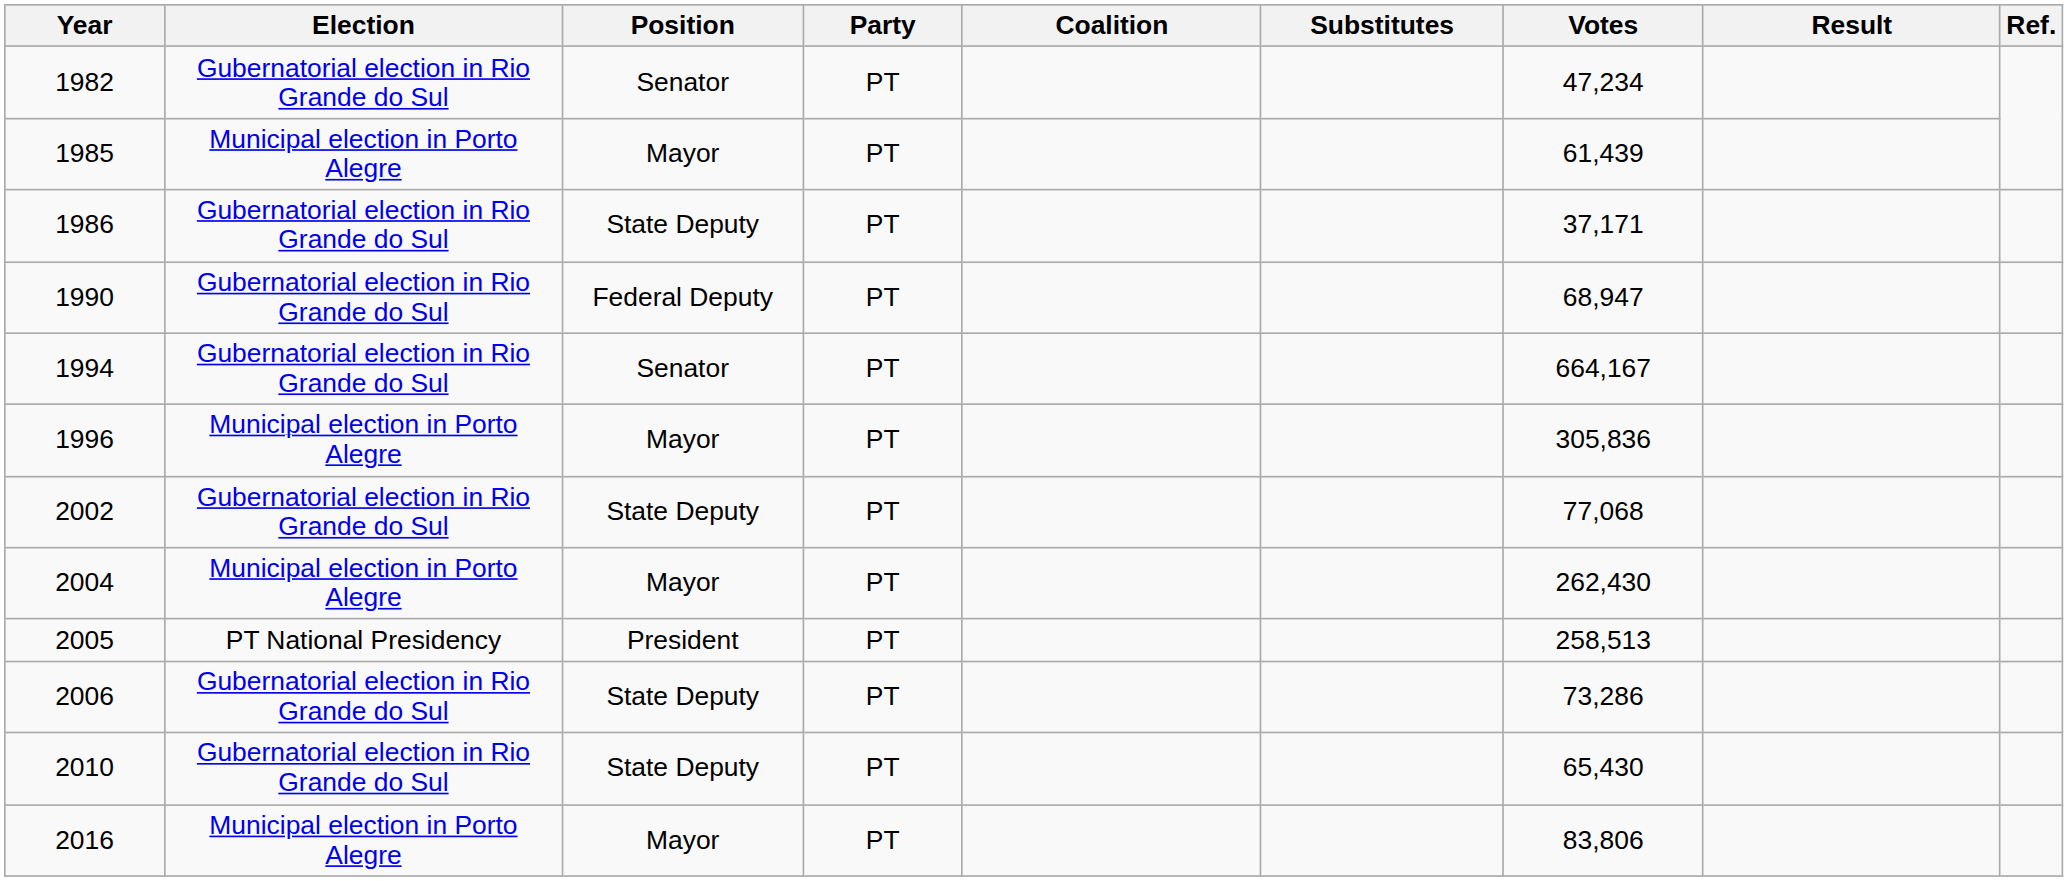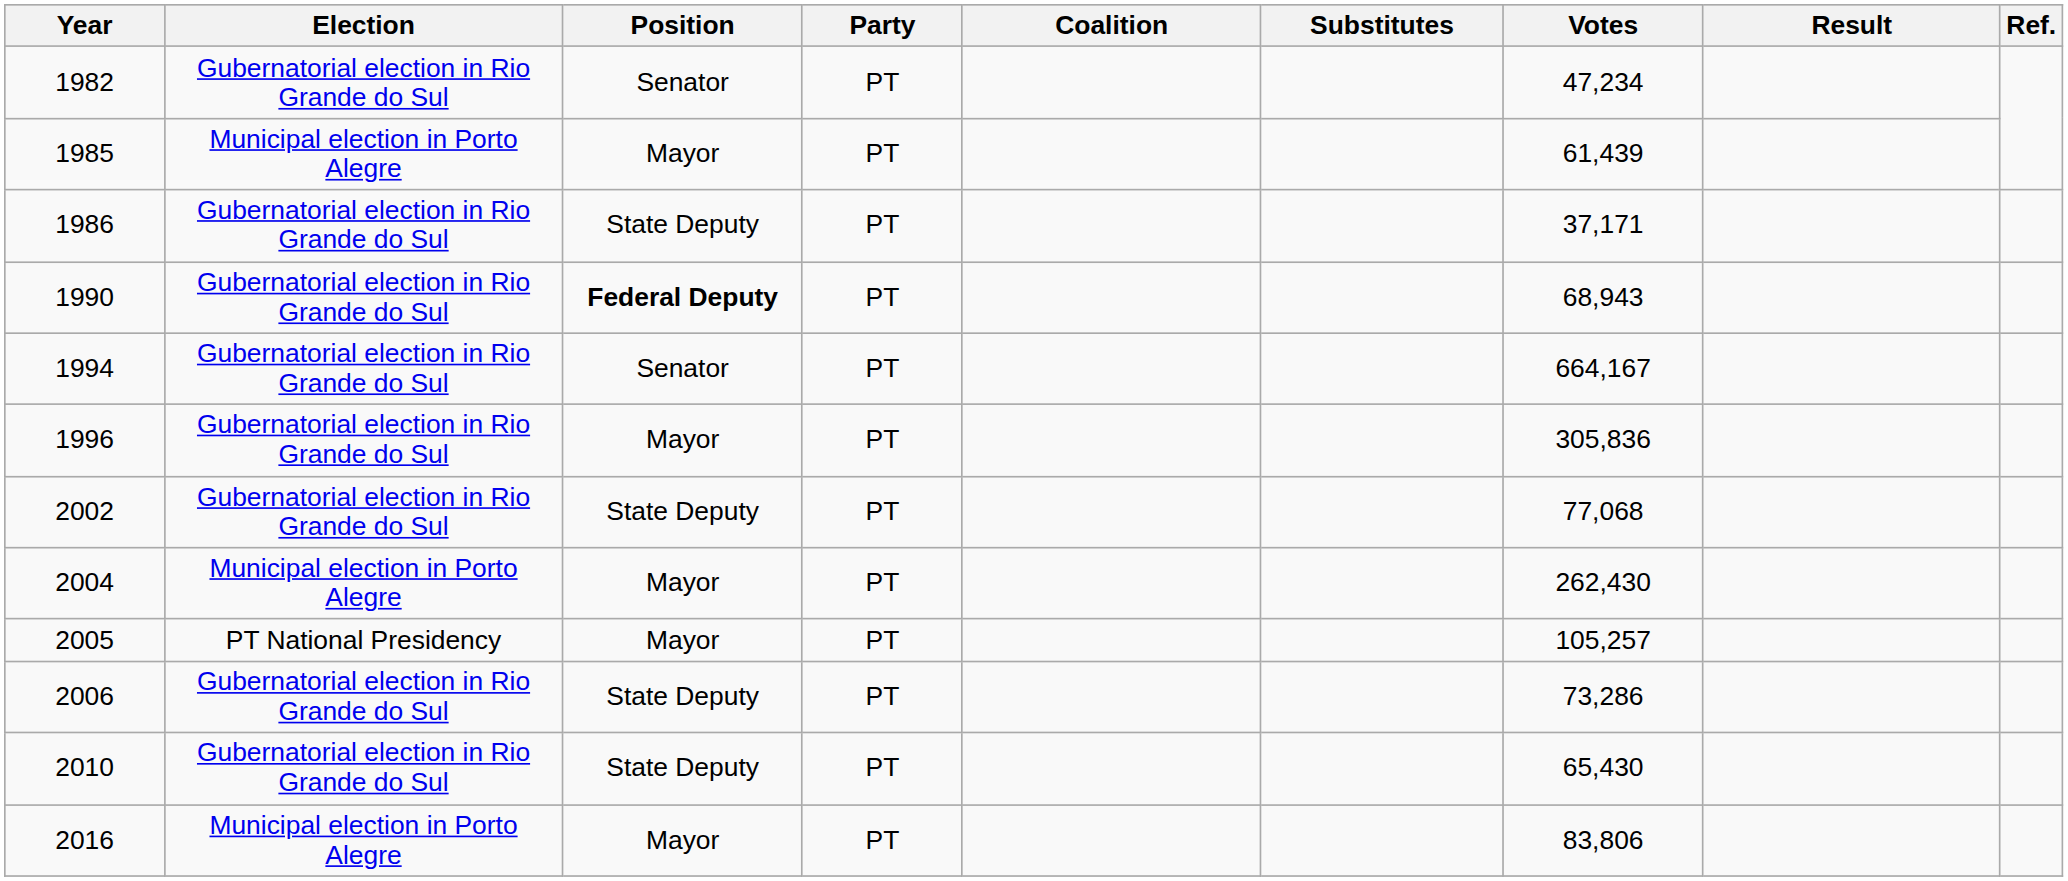(683, 296) normal -> (683, 296) bold
(1603, 296) 68,947 -> (1603, 296) 68,943
(363, 439) Municipal election in Porto Alegre -> (364, 439) Gubernatorial election in Rio Grande do Sul
(683, 639) President -> (683, 639) Mayor
(1603, 639) 258,513 -> (1603, 639) 105,257
